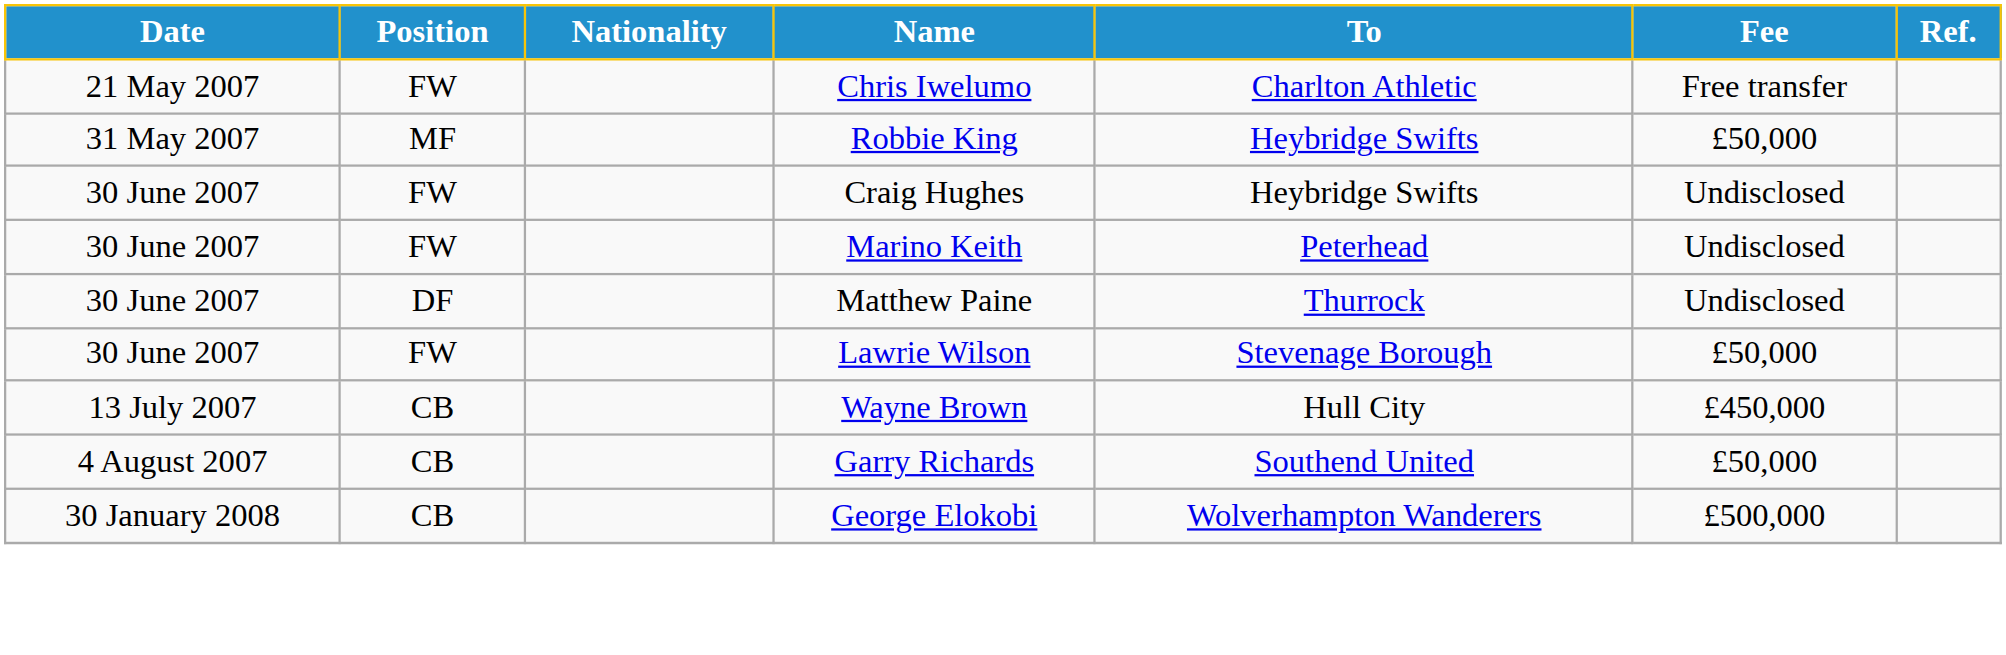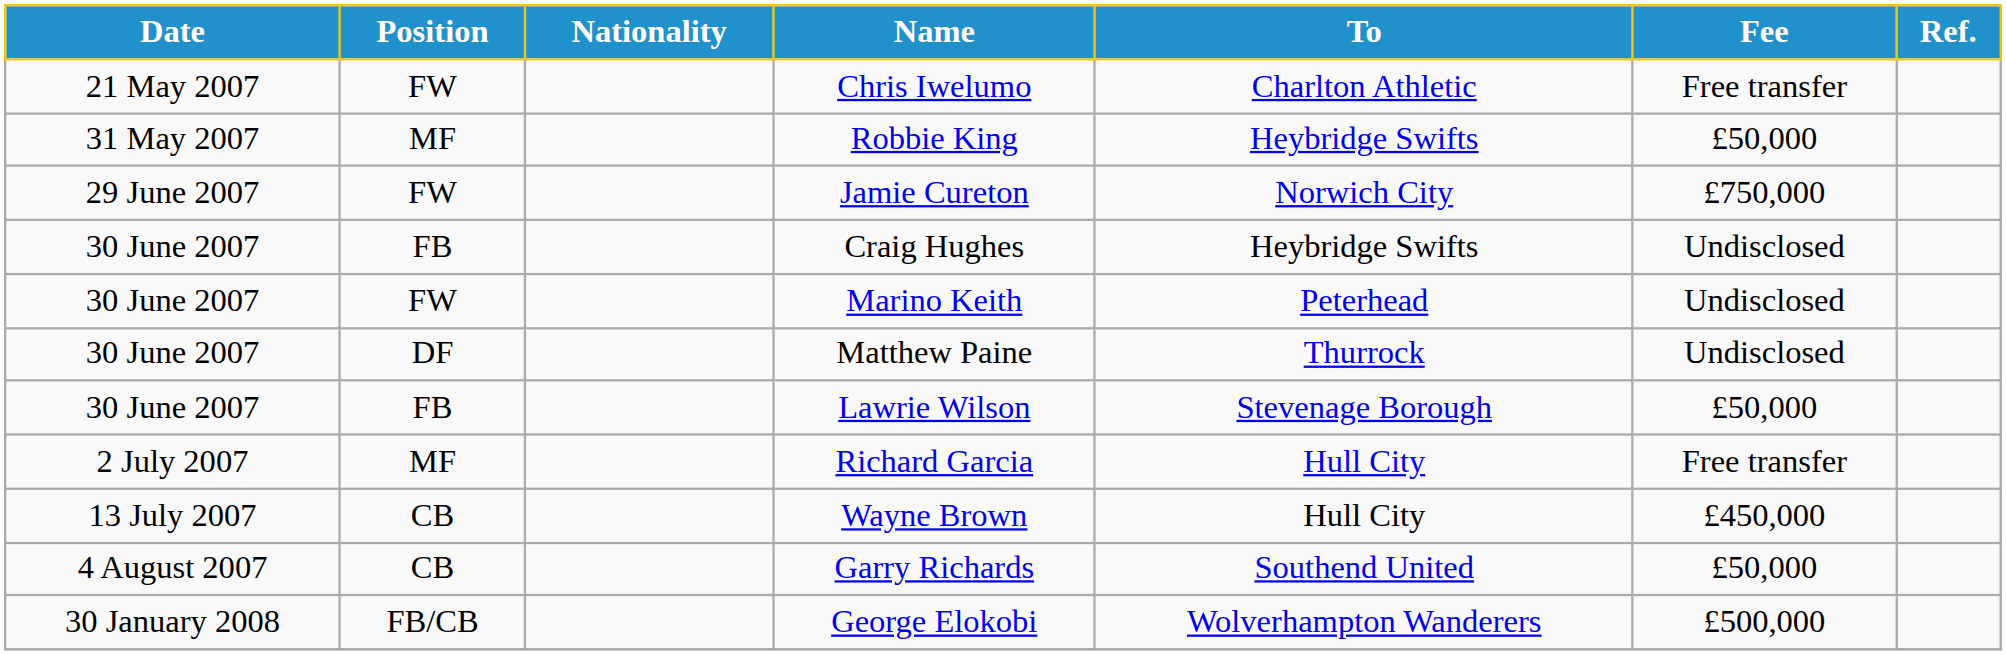+ row: (934, 192)
(433, 192) FW -> (432, 246) FB
(433, 353) FW -> (432, 407) FB
+ row: (934, 461)
(432, 514) CB -> (432, 622) FB/CB
